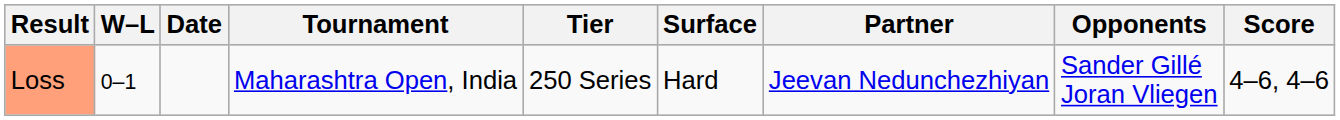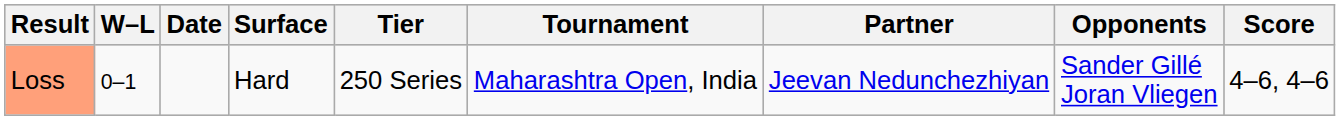columns swapped: (375, 24) <-> (710, 24)
